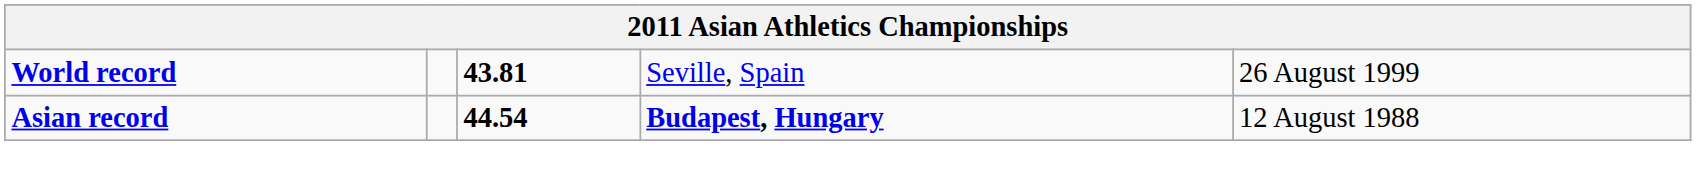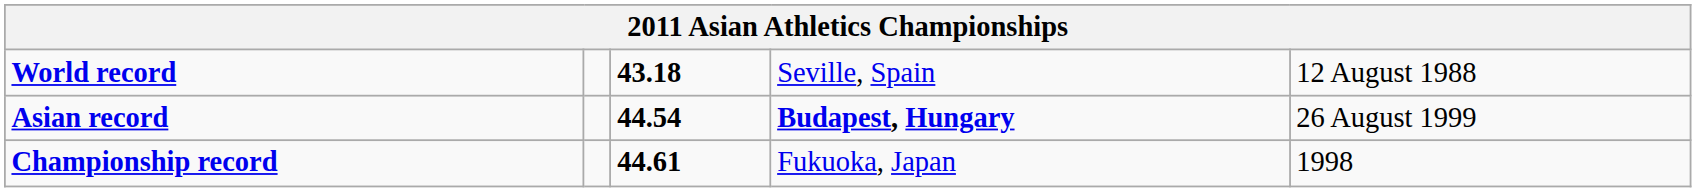(496, 72) 43.81 -> (649, 72) 43.18
(1329, 72) 26 August 1999 -> (1386, 72) 12 August 1988
(1329, 117) 12 August 1988 -> (1386, 117) 26 August 1999
+ row: (145, 162)
